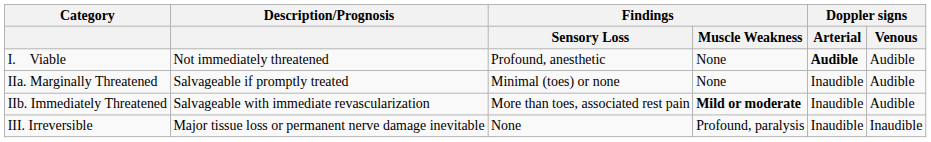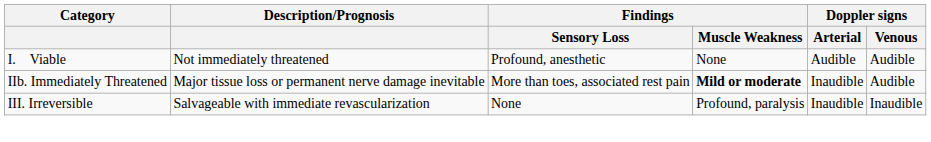(834, 59) bold -> (833, 59) normal
- row: (83, 81)
(302, 103) Salvageable with immediate revascularization -> (329, 81) Major tissue loss or permanent nerve damage inevitable
(329, 125) Major tissue loss or permanent nerve damage inevitable -> (302, 103) Salvageable with immediate revascularization
